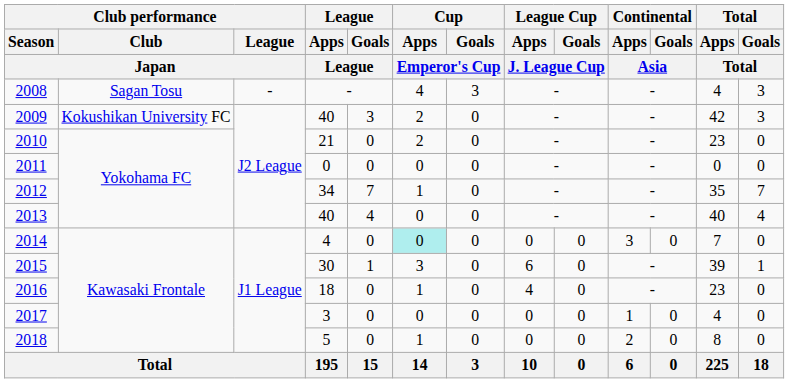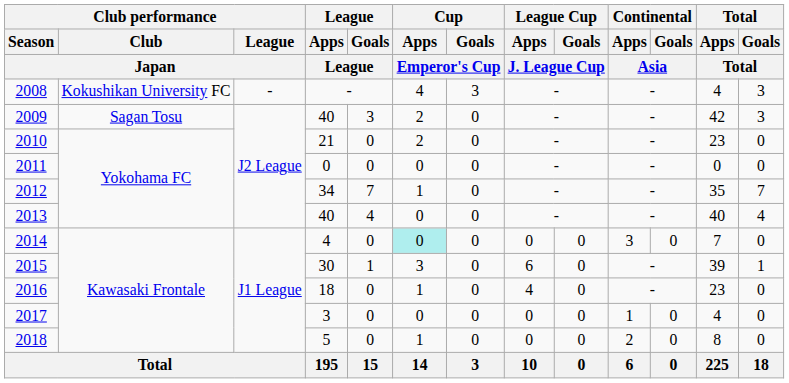(146, 91) Sagan Tosu -> (146, 91) Kokushikan University FC
(146, 116) Kokushikan University FC -> (146, 116) Sagan Tosu
